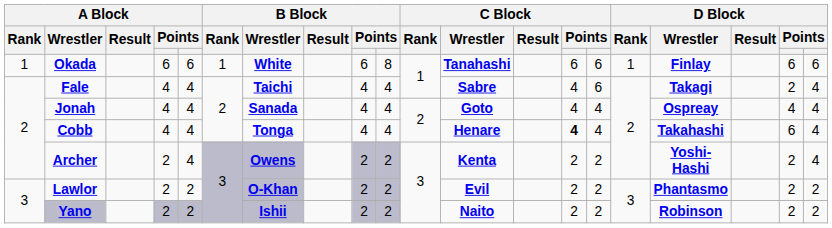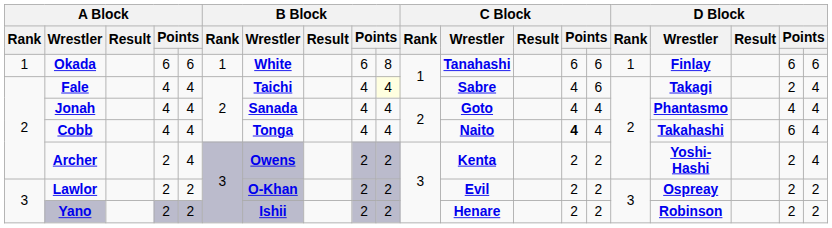(388, 87) no background -> (388, 87) lightyellow background
(691, 109) Ospreay -> (691, 109) Phantasmo
(477, 130) Henare -> (477, 130) Naito
(691, 189) Phantasmo -> (691, 189) Ospreay
(477, 211) Naito -> (477, 211) Henare
